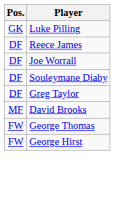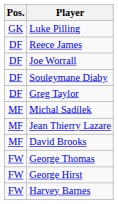+ row: (60, 110)
+ row: (70, 126)
+ row: (60, 191)
